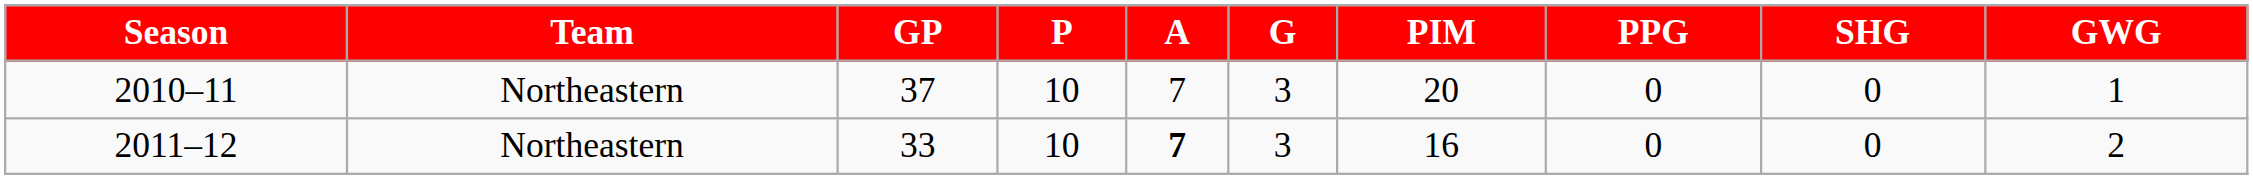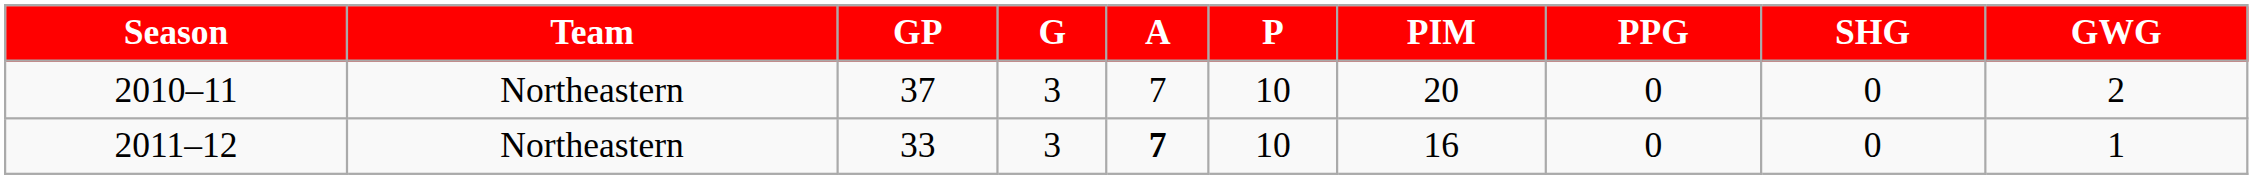columns swapped: (1283, 32) <-> (1062, 32)
(2116, 88) 1 -> (2116, 88) 2
(2116, 145) 2 -> (2116, 145) 1
